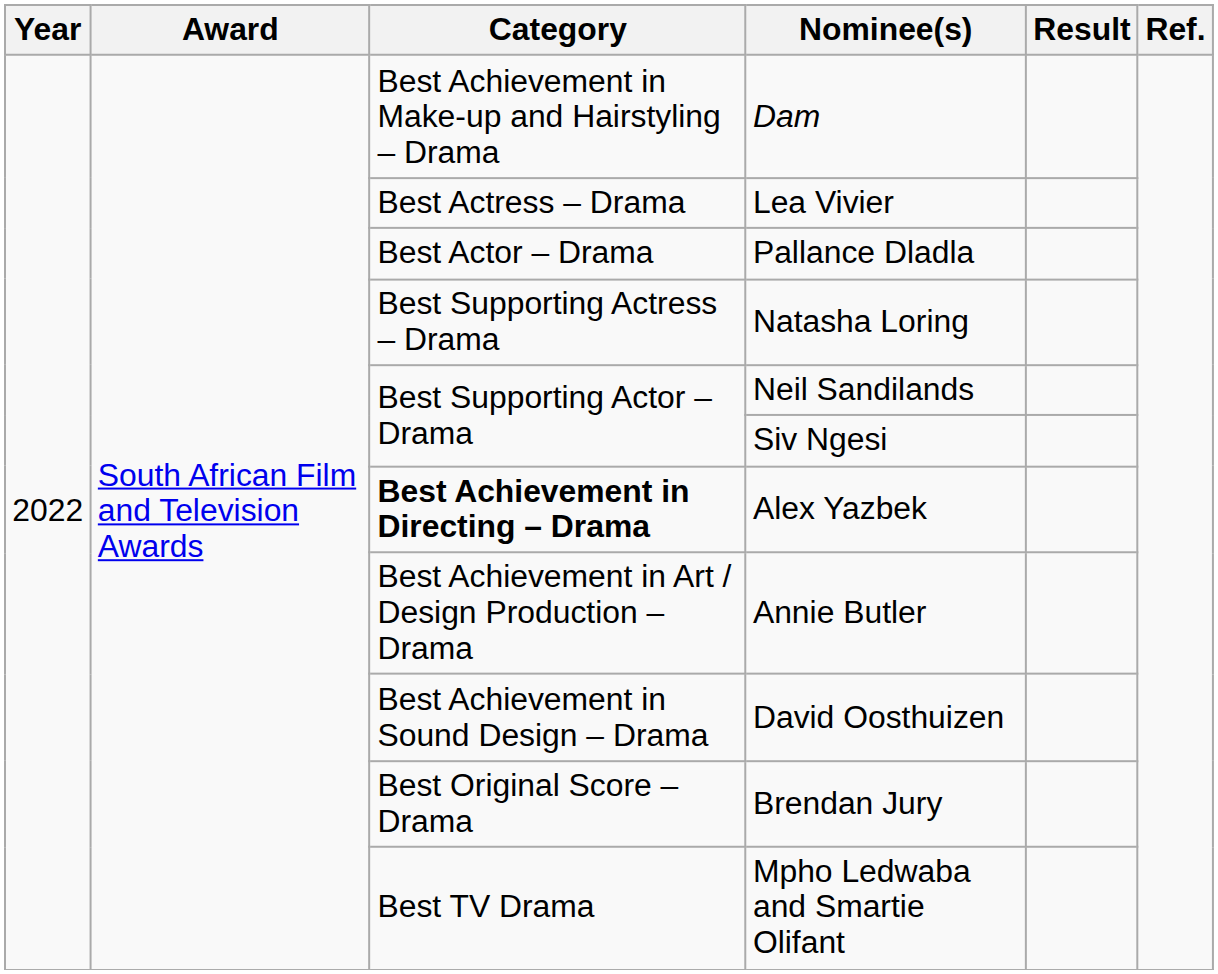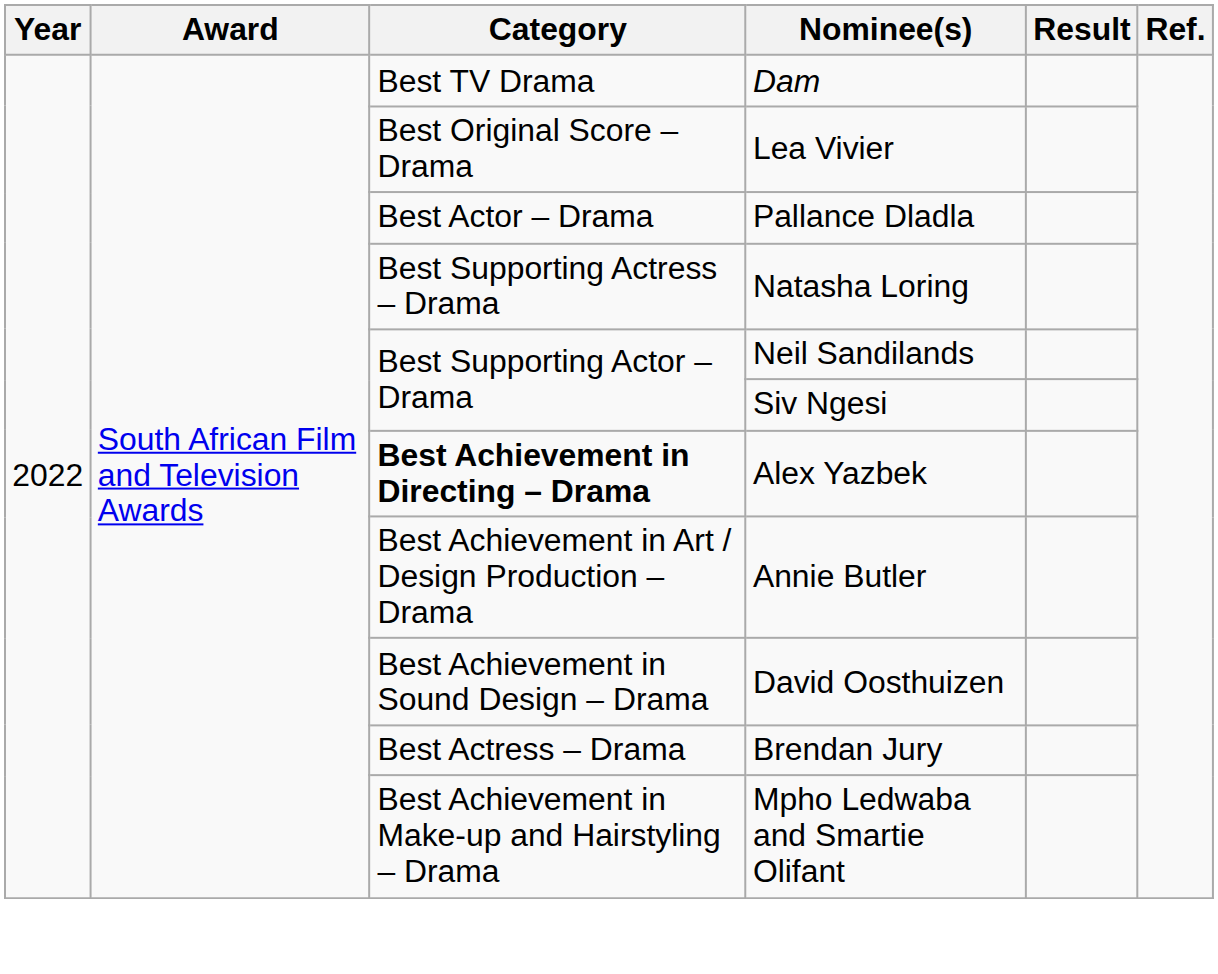(549, 116) Best Achievement in Make-up and Hairstyling – Drama -> (486, 80) Best TV Drama
(531, 202) Best Actress – Drama -> (528, 148) Best Original Score – Drama
(528, 803) Best Original Score – Drama -> (531, 749) Best Actress – Drama
(486, 907) Best TV Drama -> (549, 835) Best Achievement in Make-up and Hairstyling – Drama
